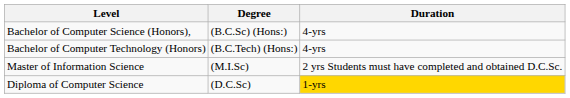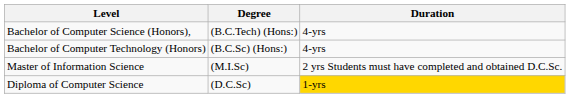(249, 31) (B.C.Sc) (Hons:) -> (254, 31) (B.C.Tech) (Hons:)
(254, 48) (B.C.Tech) (Hons:) -> (249, 48) (B.C.Sc) (Hons:)
